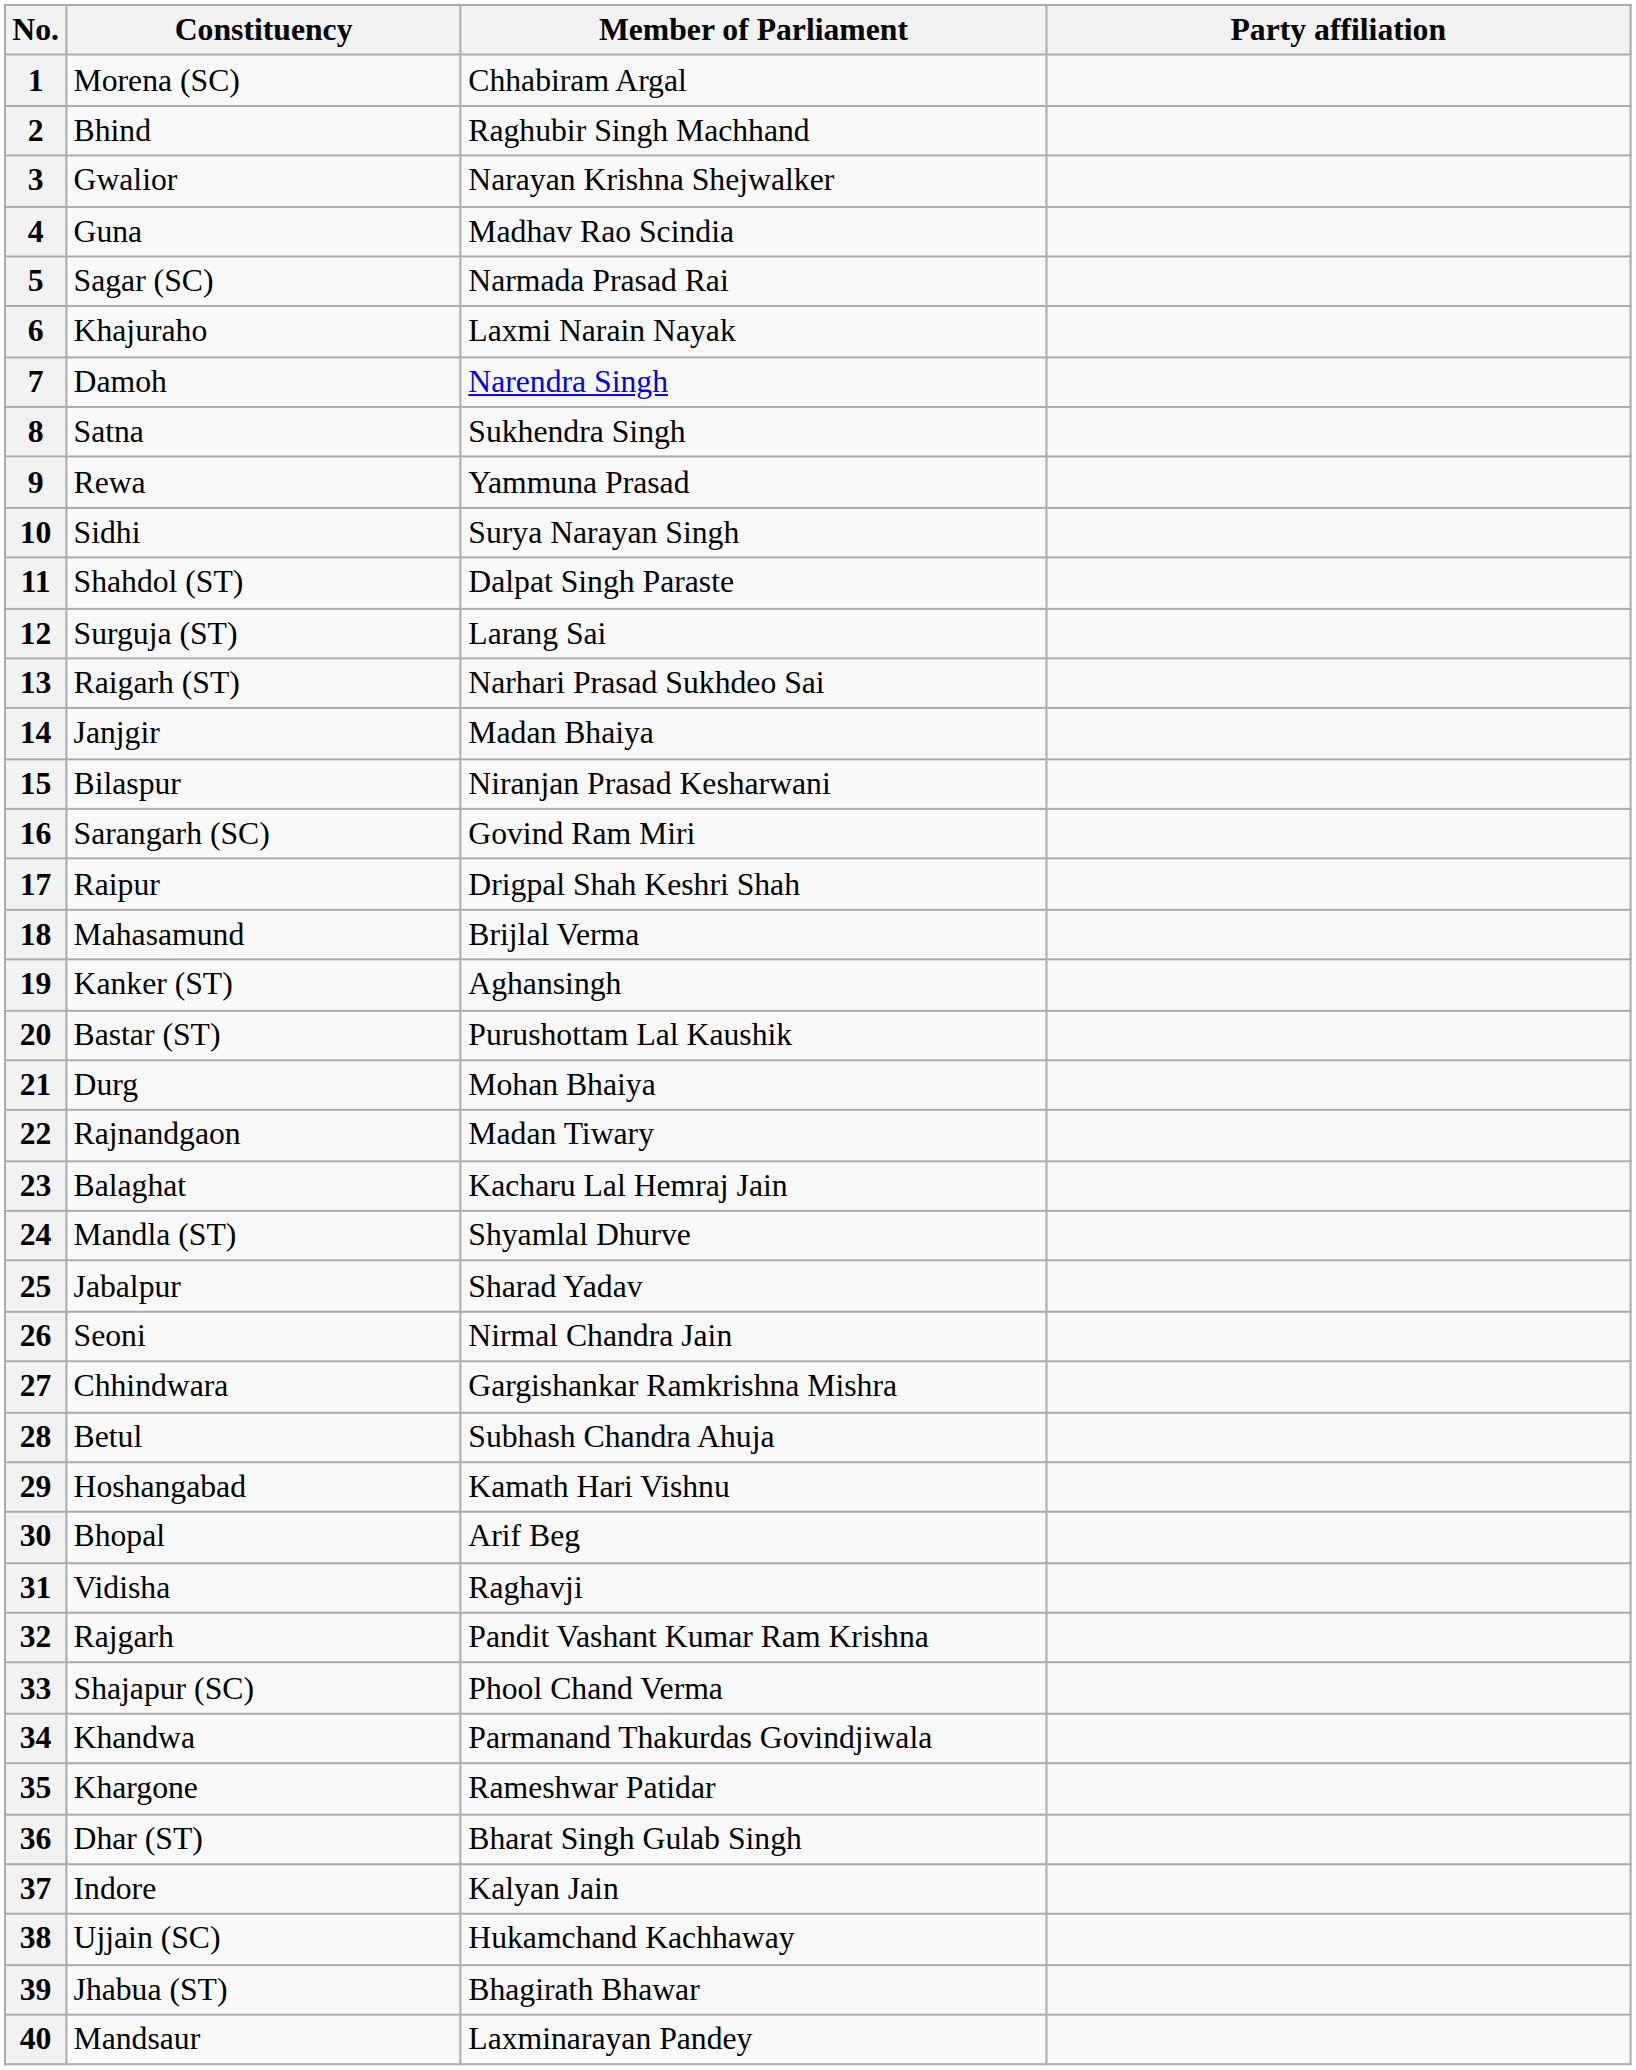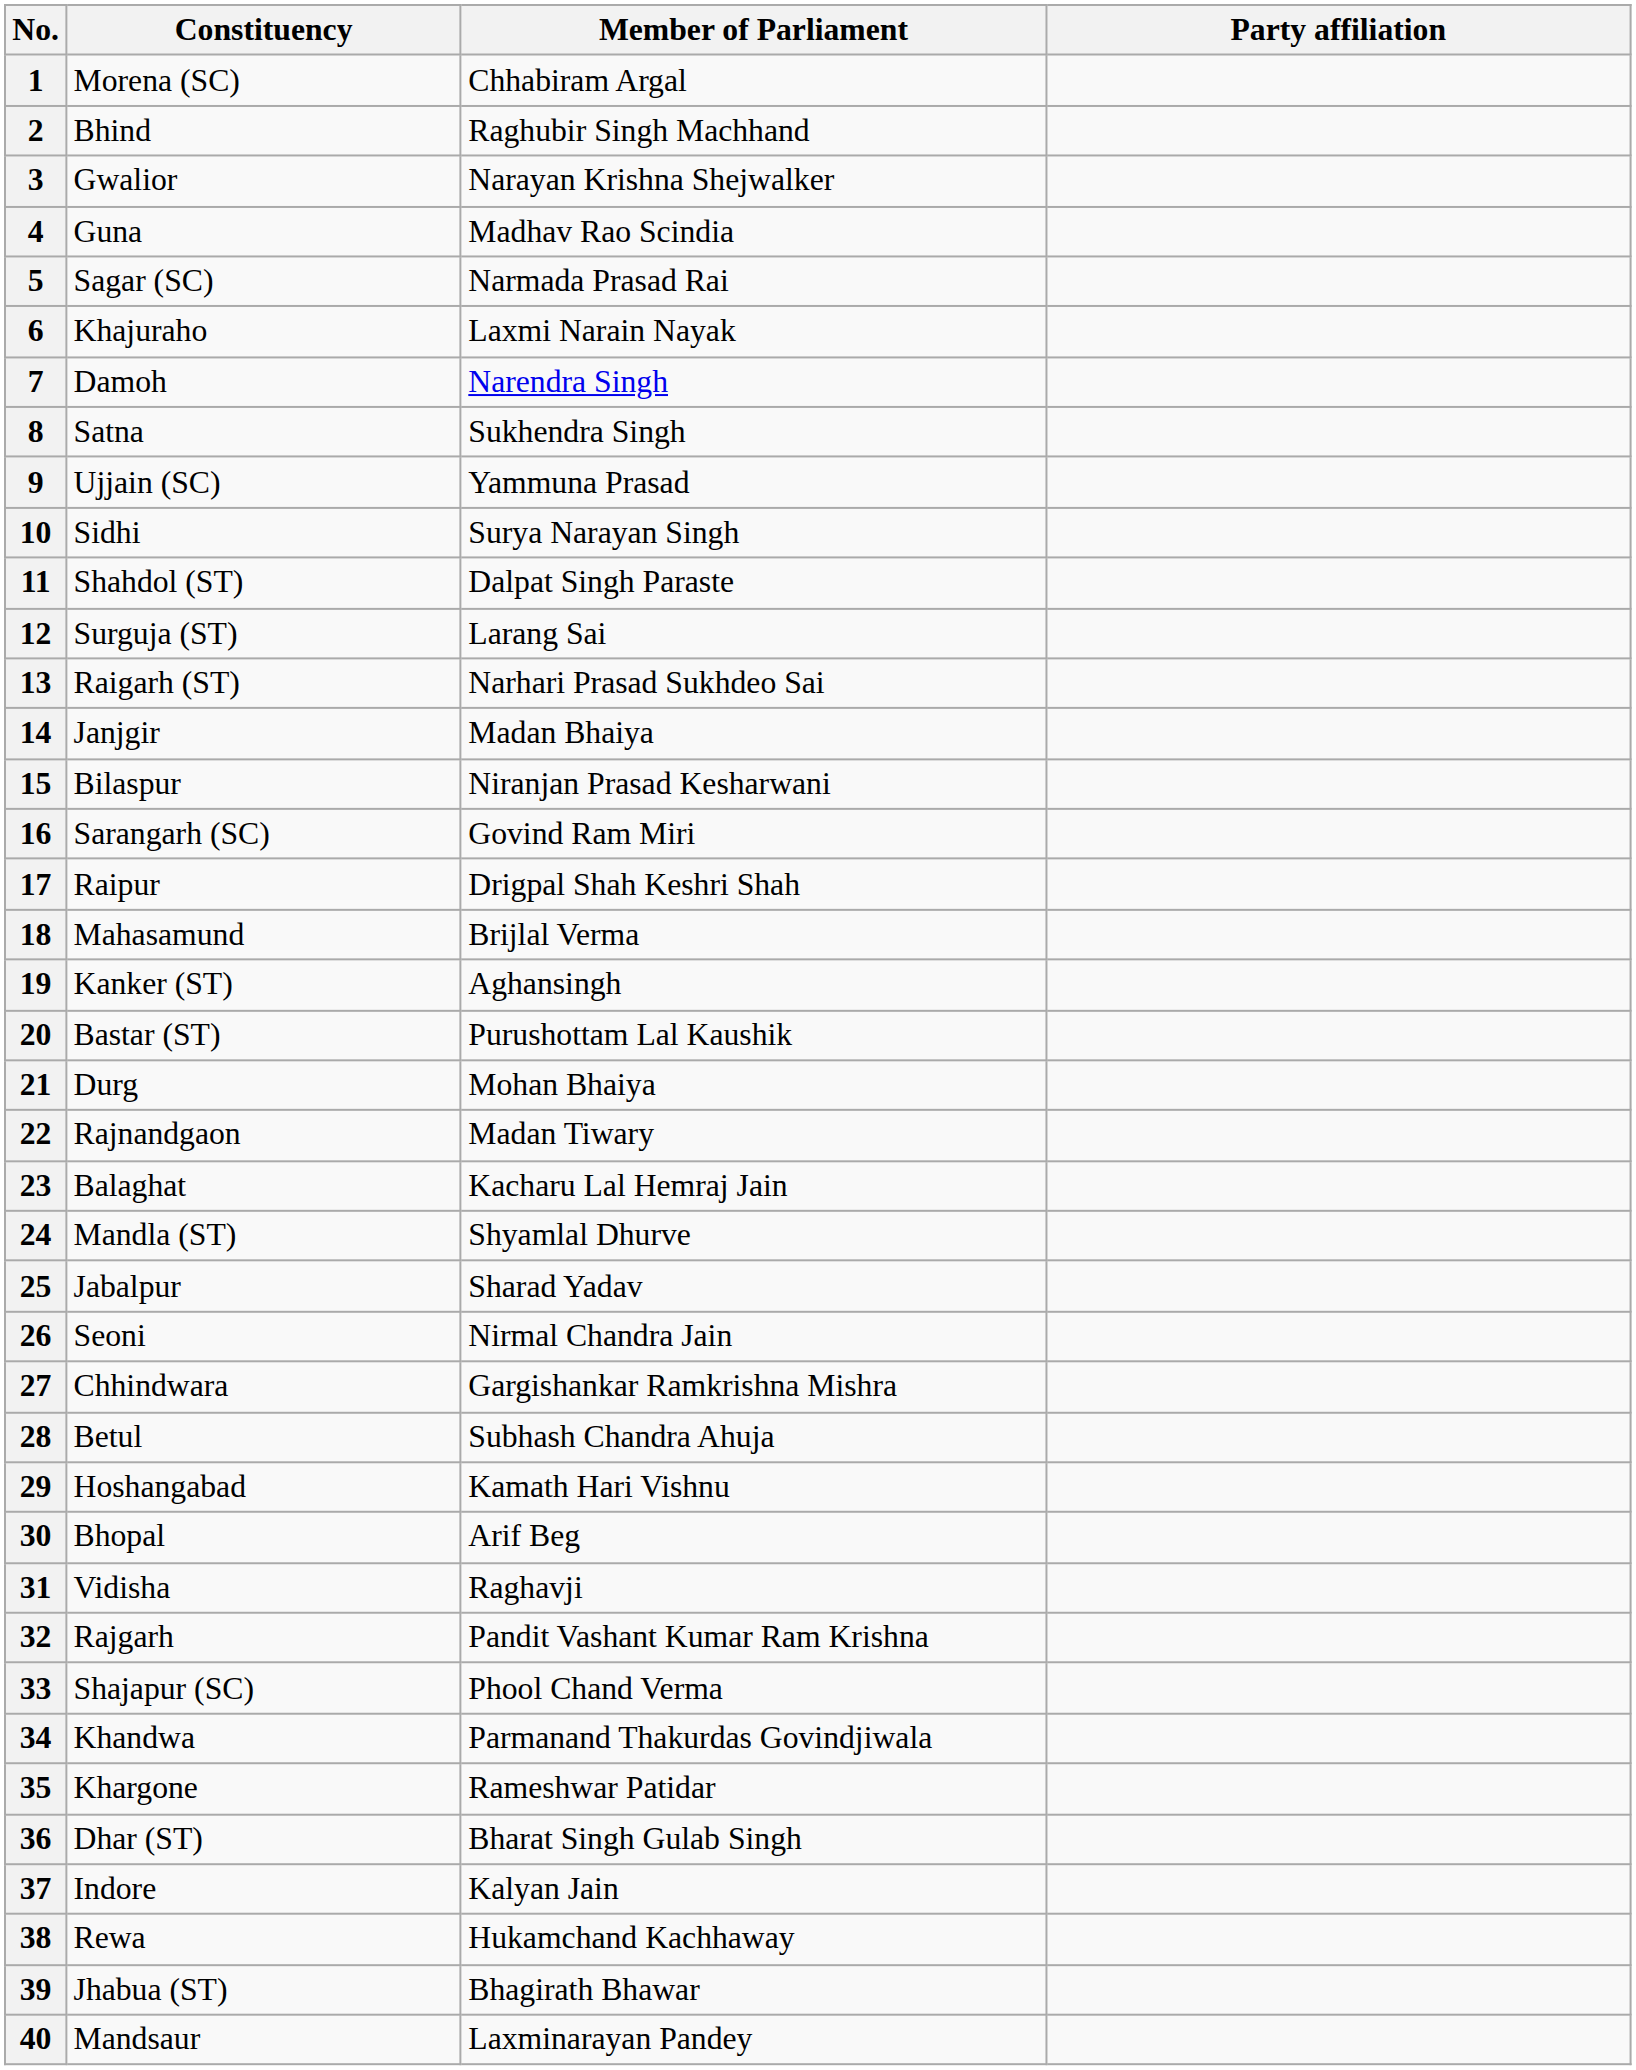(110, 481) Rewa -> (147, 481) Ujjain (SC)
(147, 1938) Ujjain (SC) -> (110, 1938) Rewa
